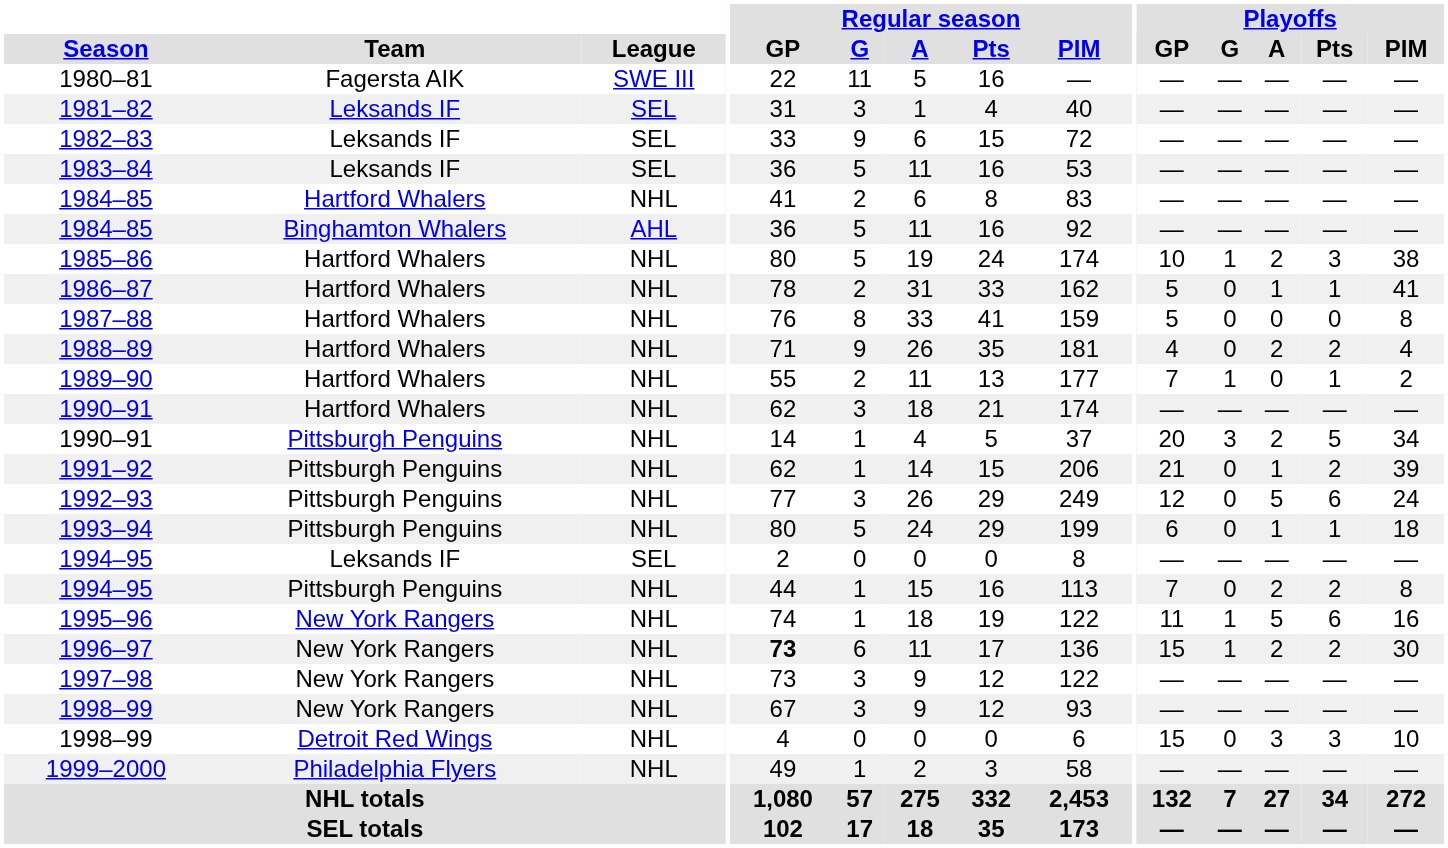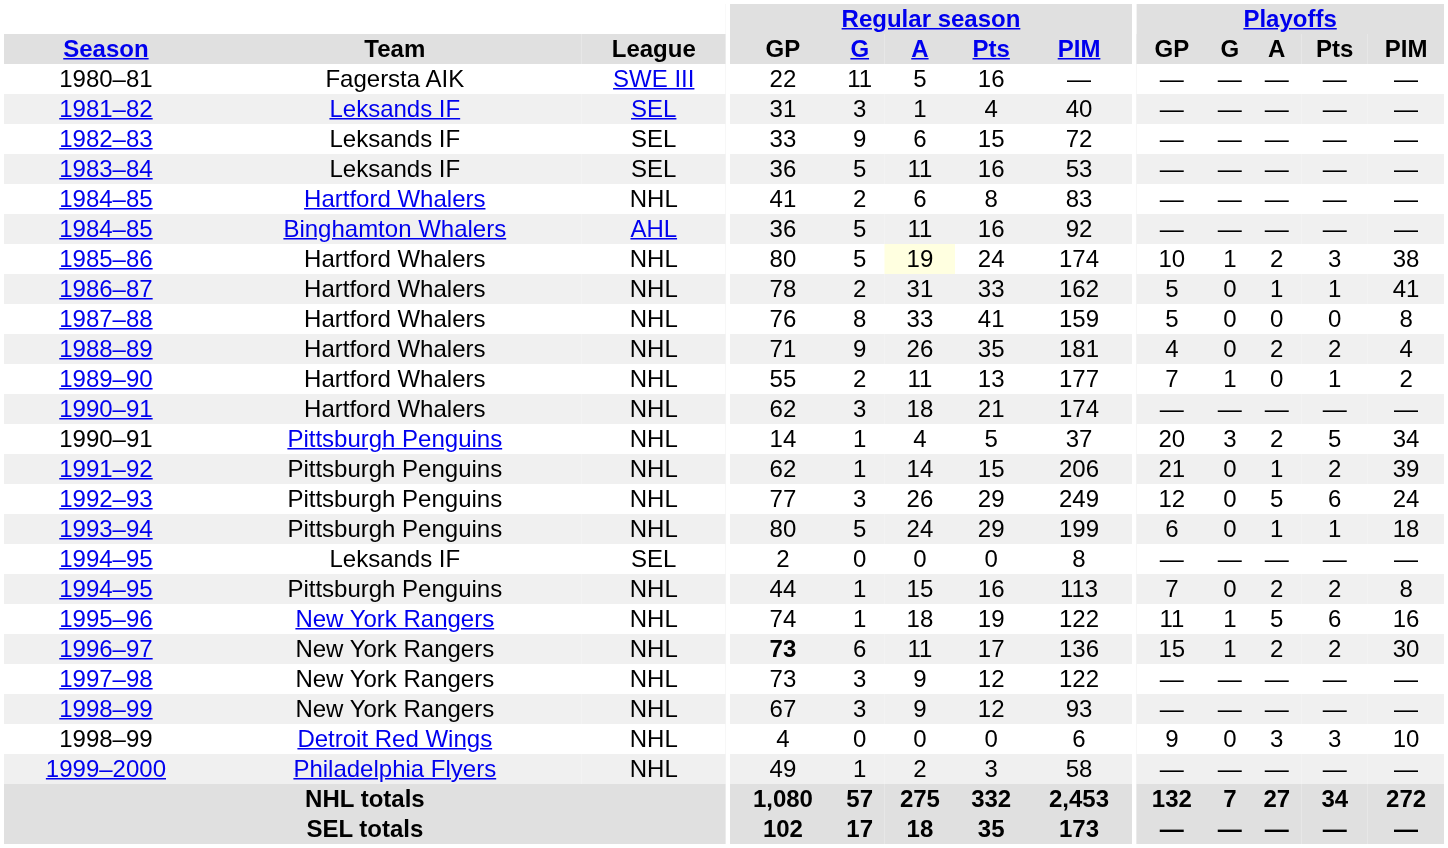(920, 258) no background -> (920, 258) lightyellow background
(1172, 738) 15 -> (1172, 738) 9
